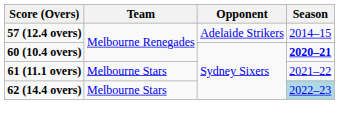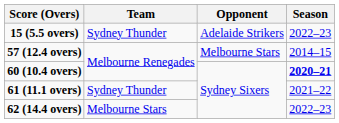+ row: (44, 33)
(242, 33) Adelaide Strikers -> (240, 52) Melbourne Stars
(127, 71) Melbourne Stars -> (127, 90) Sydney Thunder
(310, 90) lightblue background -> (310, 109) no background
